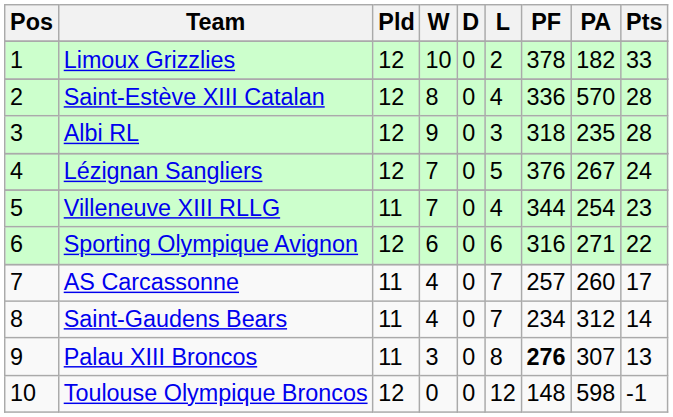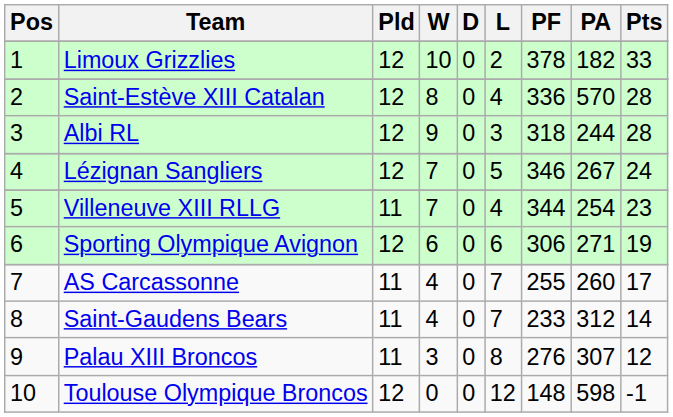(596, 134) 235 -> (596, 134) 244
(546, 171) 376 -> (546, 171) 346
(546, 245) 316 -> (546, 245) 306
(639, 245) 22 -> (639, 245) 19
(546, 282) 257 -> (546, 282) 255
(546, 319) 234 -> (546, 319) 233
(546, 356) bold -> (546, 356) normal
(639, 356) 13 -> (639, 356) 12
